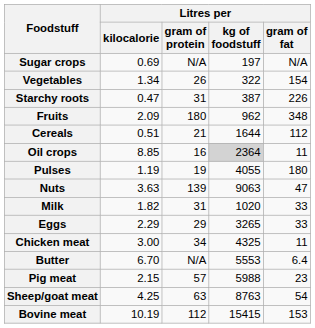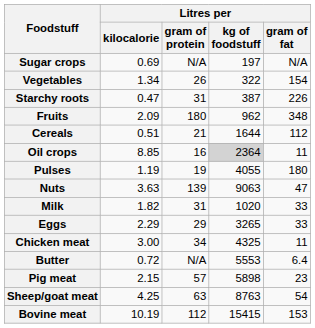(148, 260) 6.70 -> (148, 260) 0.72
(248, 278) 5988 -> (248, 278) 5898
